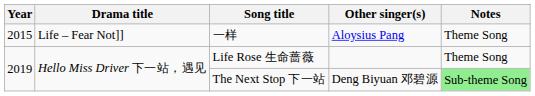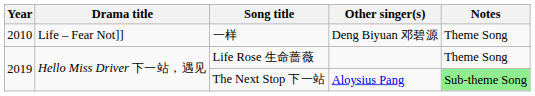(20, 35) 2015 -> (20, 35) 2010
(368, 35) Aloysius Pang -> (385, 34) Deng Biyuan 邓碧源
(385, 79) Deng Biyuan 邓碧源 -> (368, 79) Aloysius Pang
